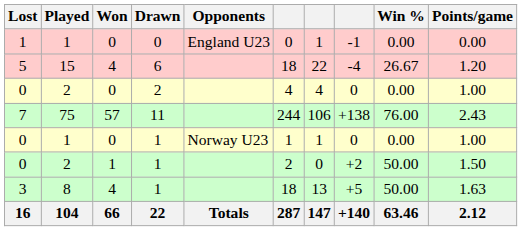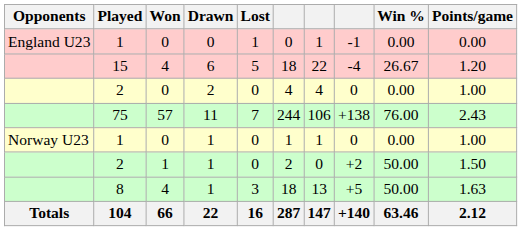columns swapped: (229, 16) <-> (23, 16)
